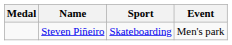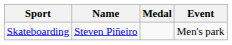columns swapped: (22, 13) <-> (141, 13)
